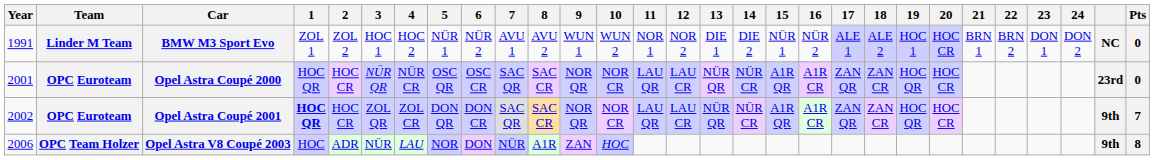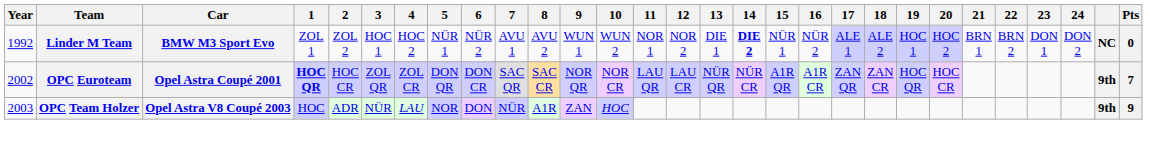(20, 43) 1991 -> (20, 43) 1992
(749, 43) normal -> (749, 43) bold
(946, 43) HOC CR -> (946, 43) HOC 2
- row: (218, 79)
(20, 144) 2006 -> (20, 107) 2003
(1138, 144) 8 -> (1131, 107) 9
